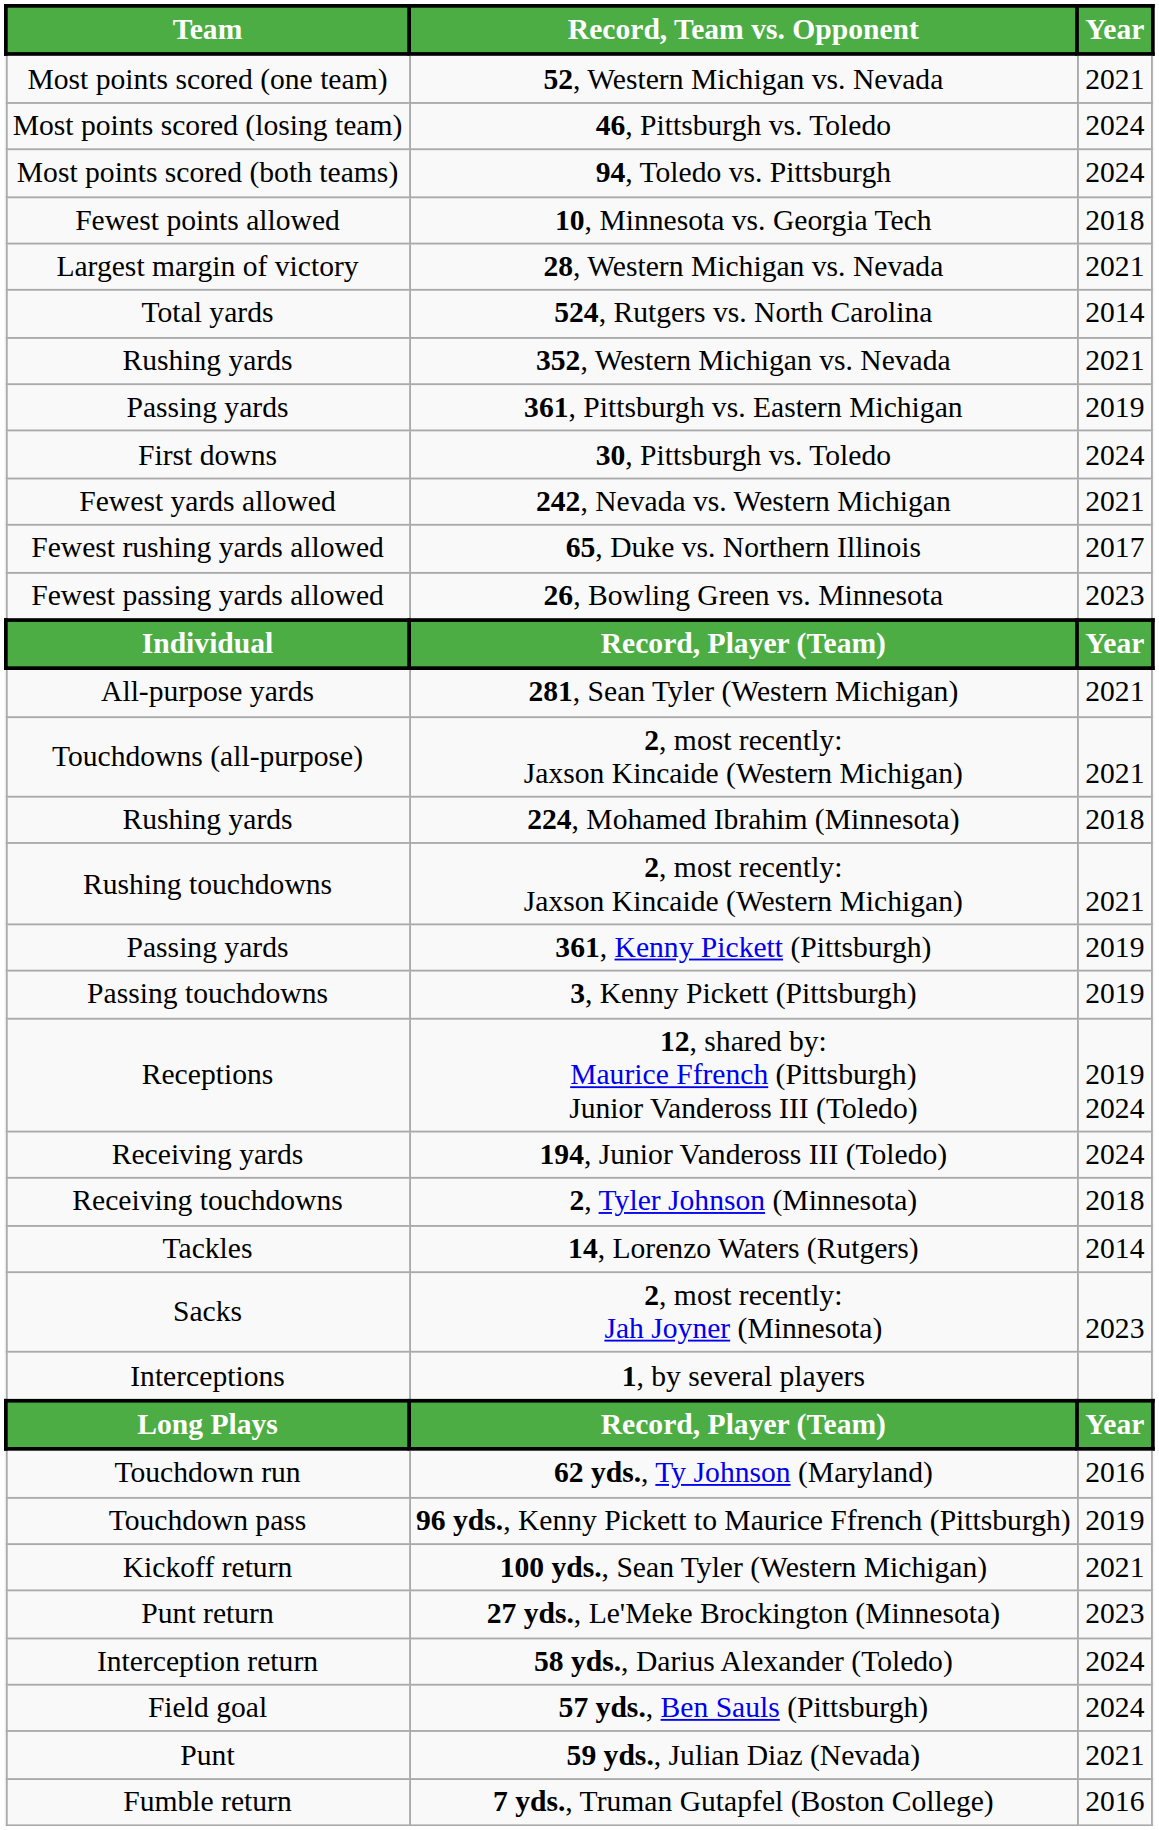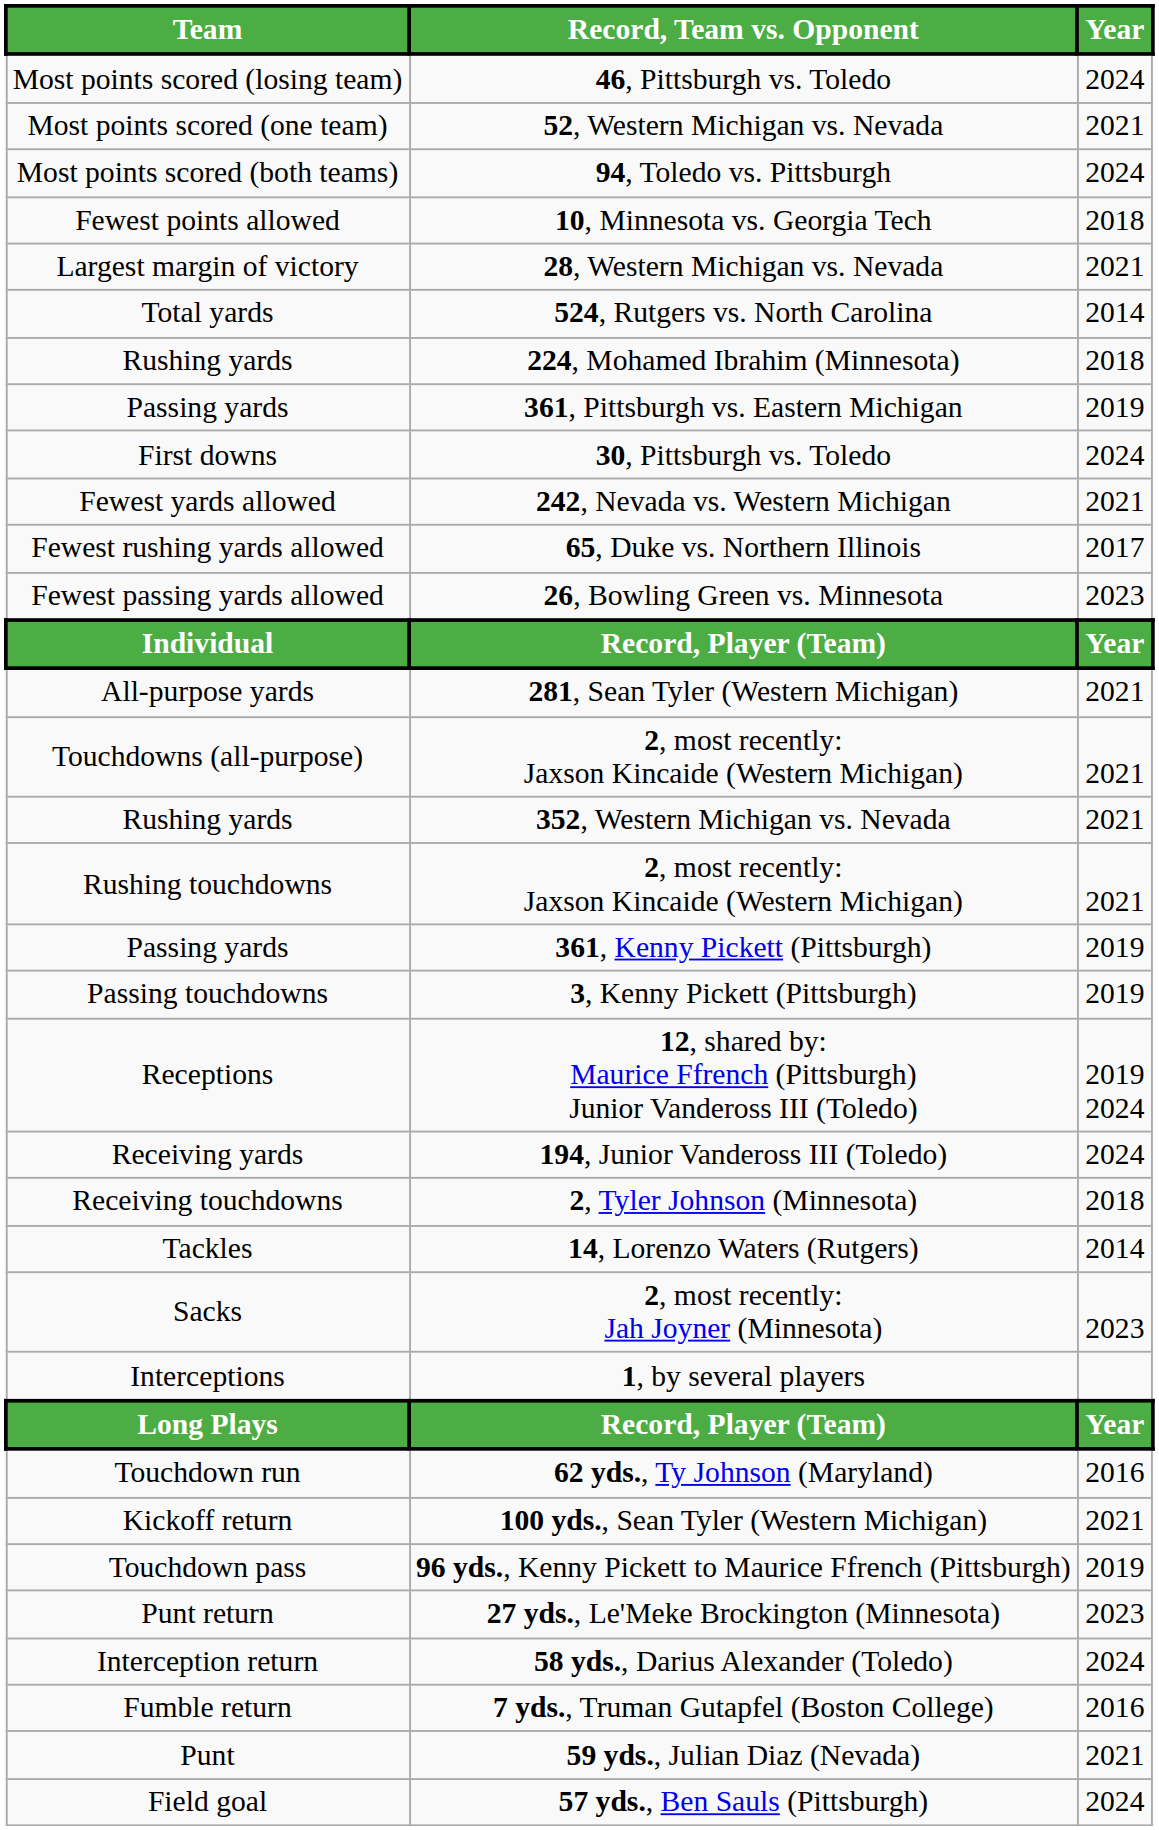rows swapped: (208, 78) <-> (208, 125)
rows swapped: (208, 360) <-> (208, 819)
rows swapped: (208, 1519) <-> (208, 1566)
rows swapped: (208, 1801) <-> (208, 1707)
